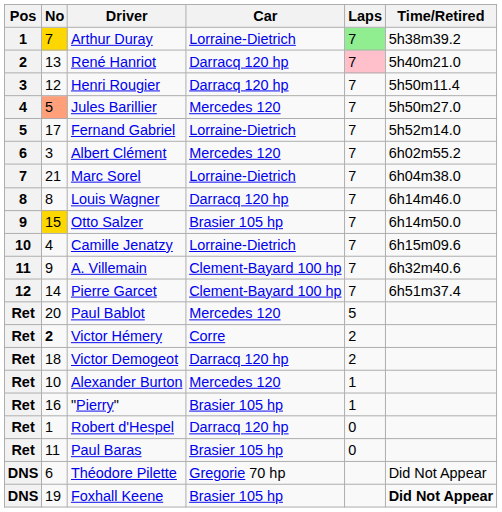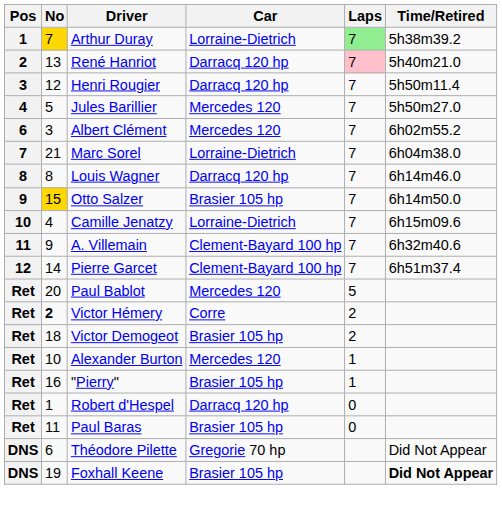(49, 108) lightsalmon background -> (49, 108) no background
- row: (123, 130)
(239, 359) Darracq 120 hp -> (236, 336) Brasier 105 hp
